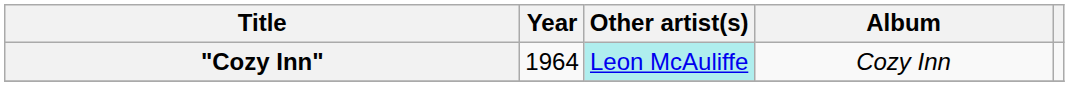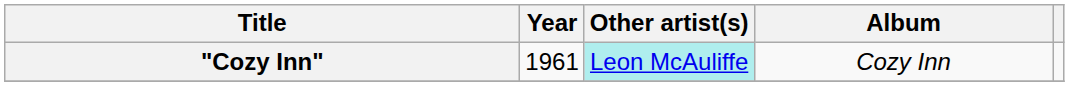(552, 61) 1964 -> (552, 61) 1961
